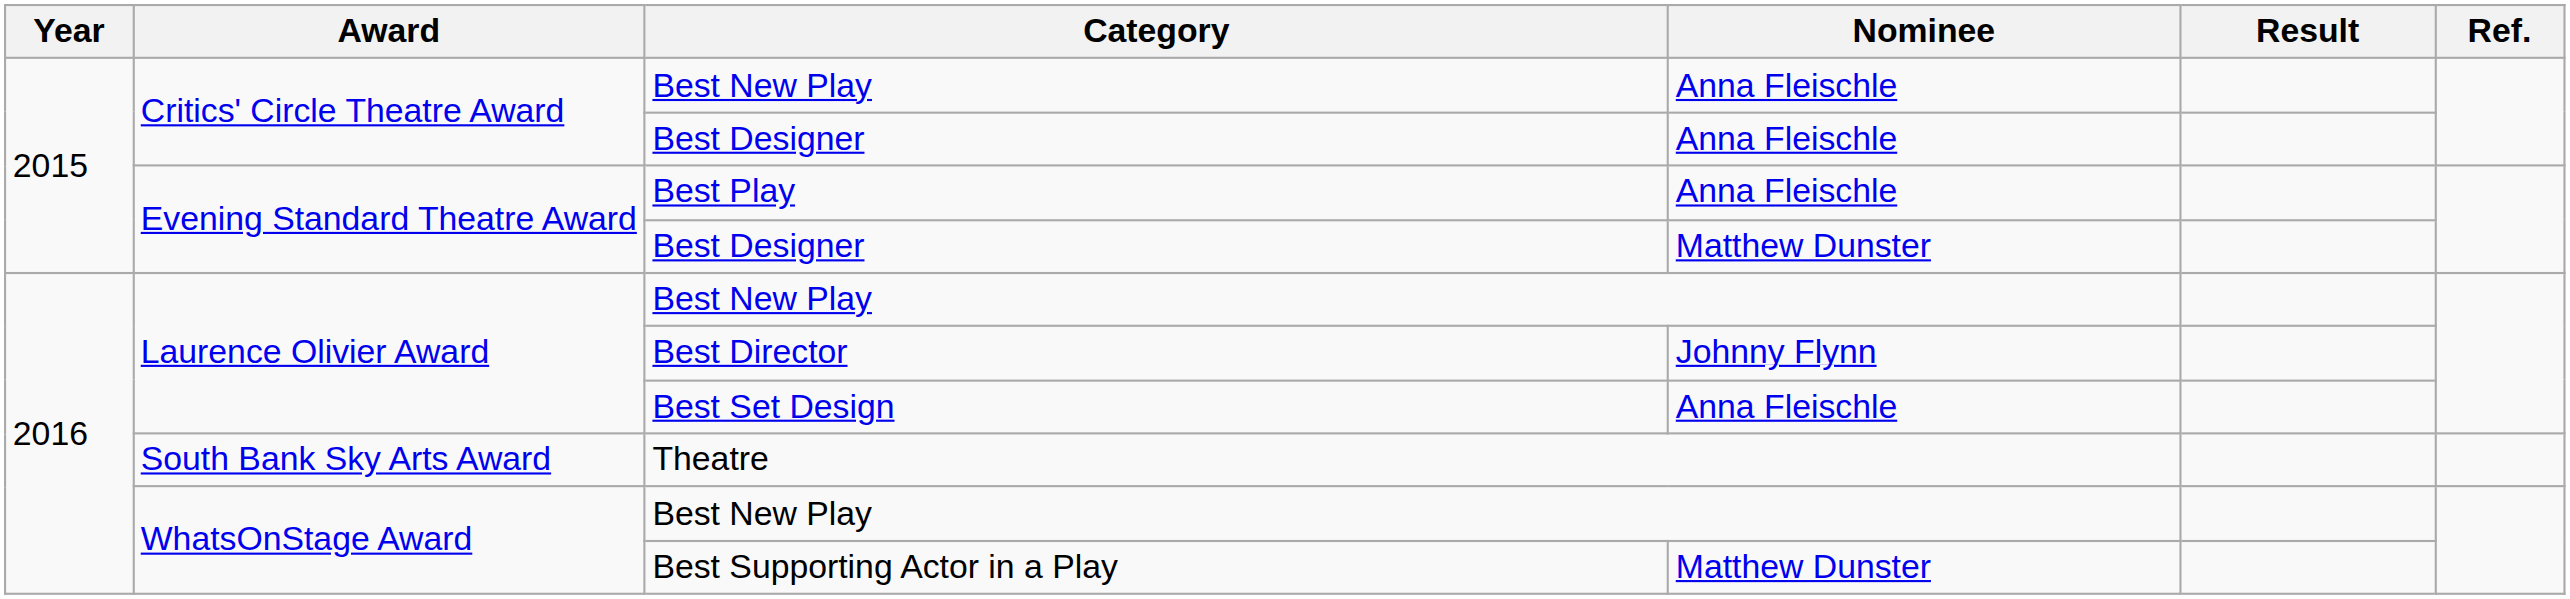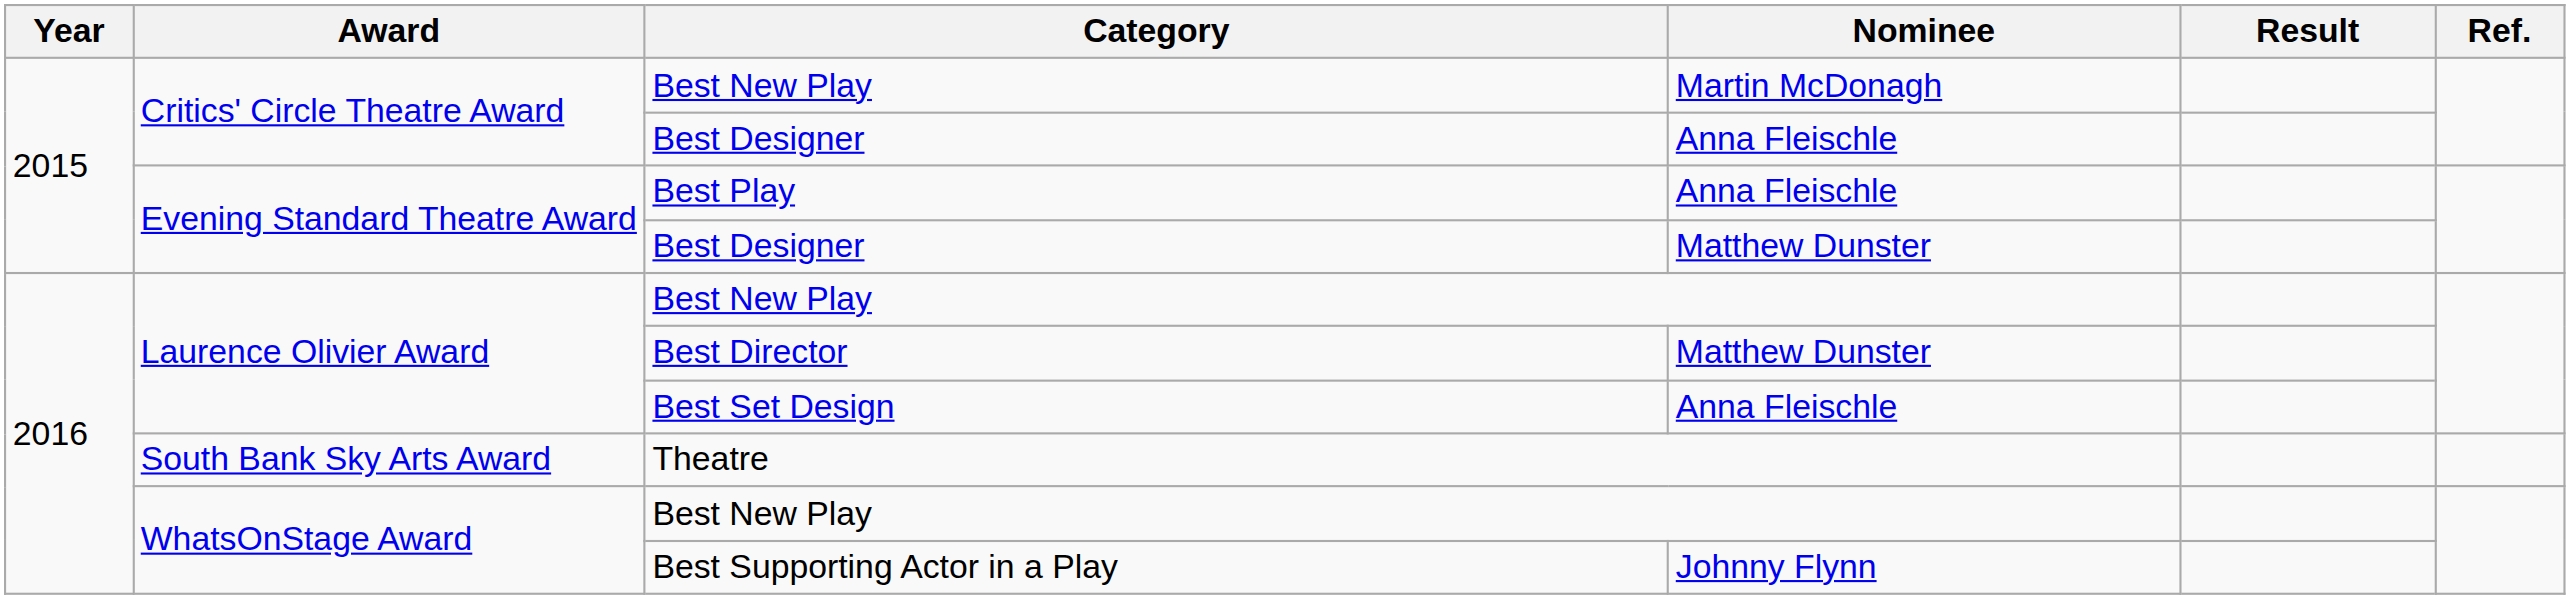(1787, 84) Anna Fleischle -> (1809, 84) Martin McDonagh
(1776, 352) Johnny Flynn -> (1803, 352) Matthew Dunster
(1803, 566) Matthew Dunster -> (1776, 566) Johnny Flynn
